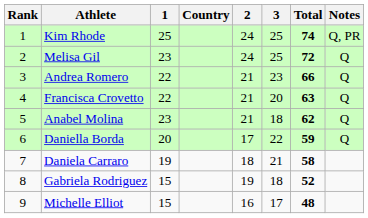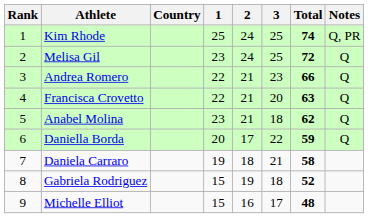columns swapped: (206, 14) <-> (165, 14)
